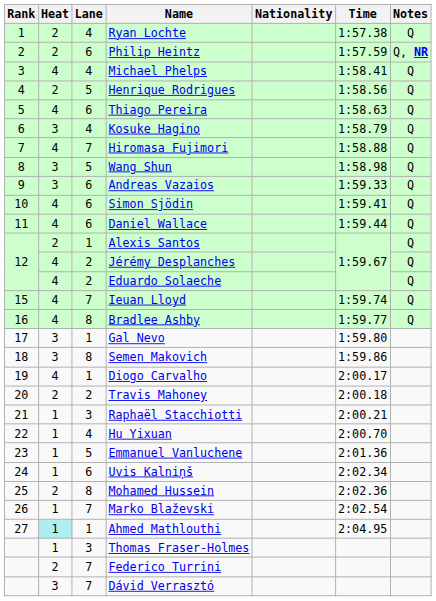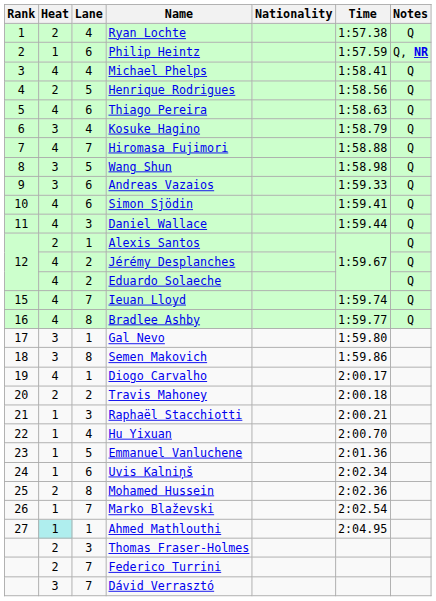(55, 52) 2 -> (55, 52) 1
(89, 224) 6 -> (89, 224) 3
(55, 548) 1 -> (55, 548) 2
